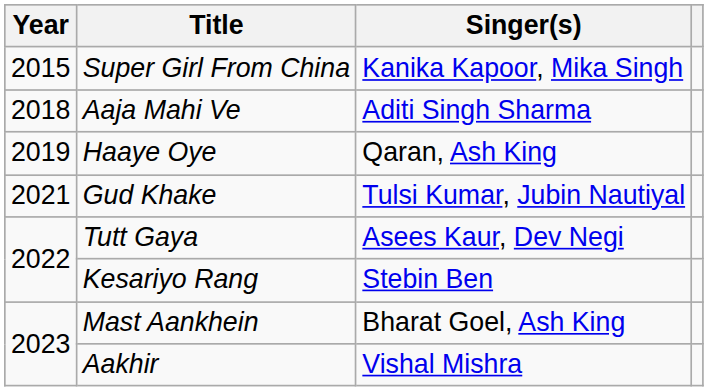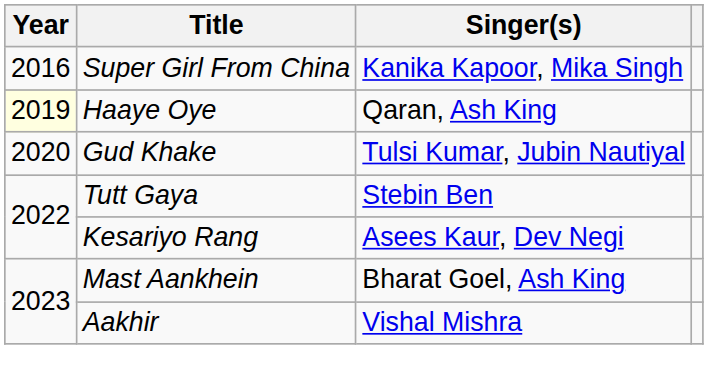(41, 68) 2015 -> (41, 68) 2016
- row: (162, 110)
(41, 152) no background -> (41, 110) lightyellow background
(41, 195) 2021 -> (41, 152) 2020
(493, 237) Asees Kaur, Dev Negi -> (428, 195) Stebin Ben
(428, 279) Stebin Ben -> (493, 237) Asees Kaur, Dev Negi
